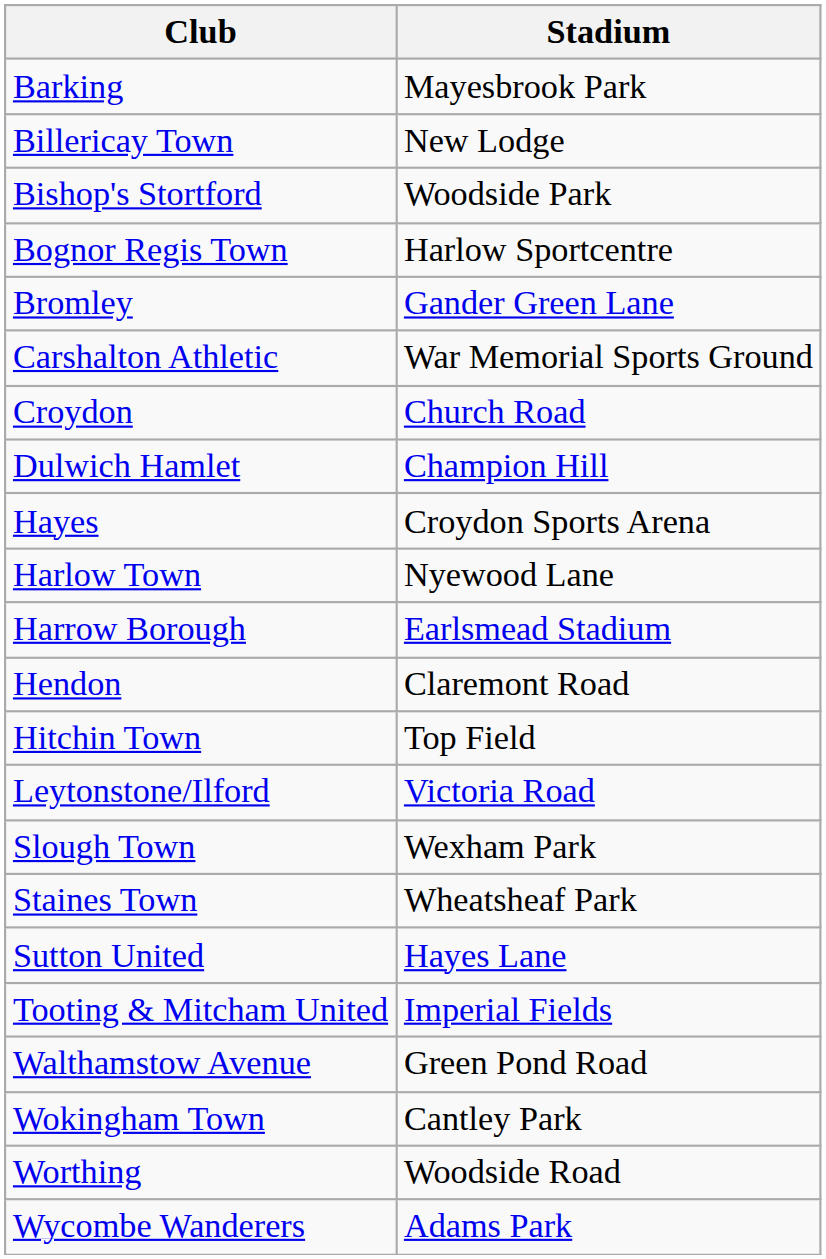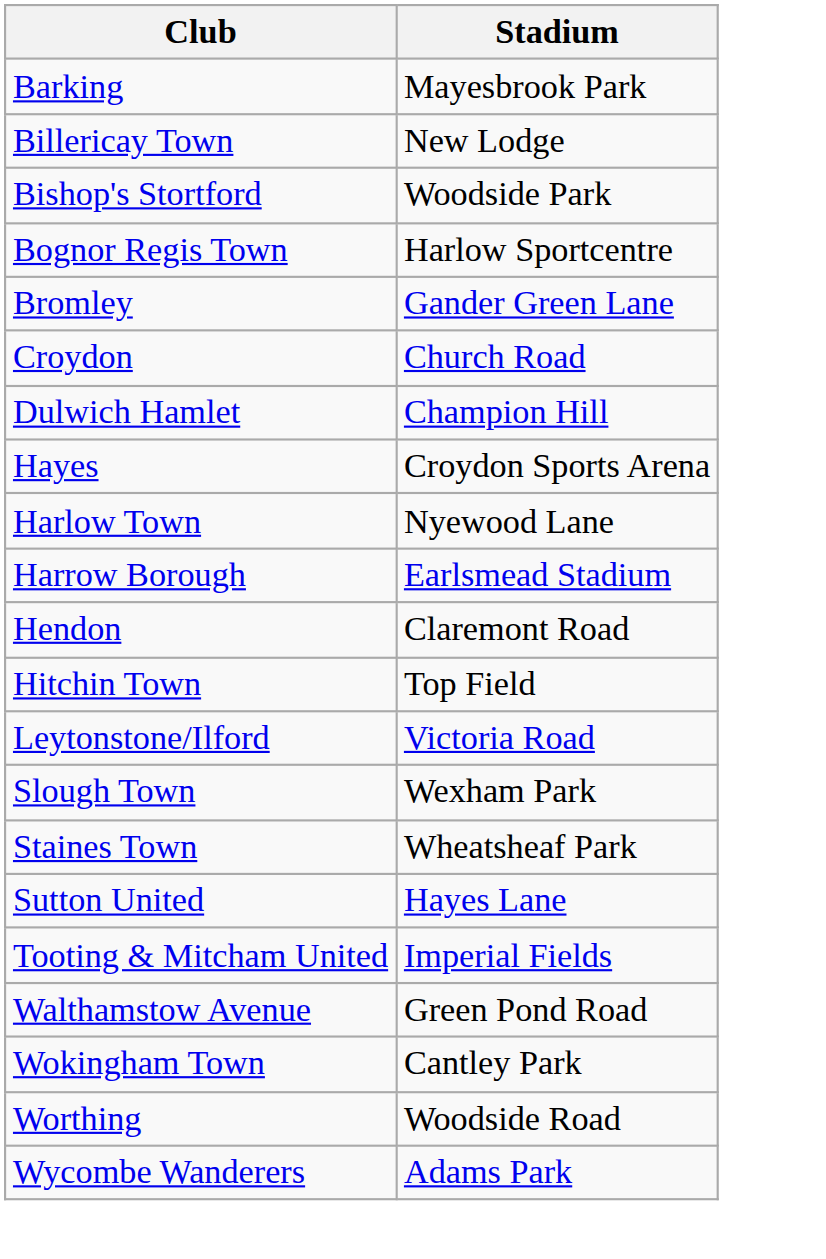- row: (146, 357)
